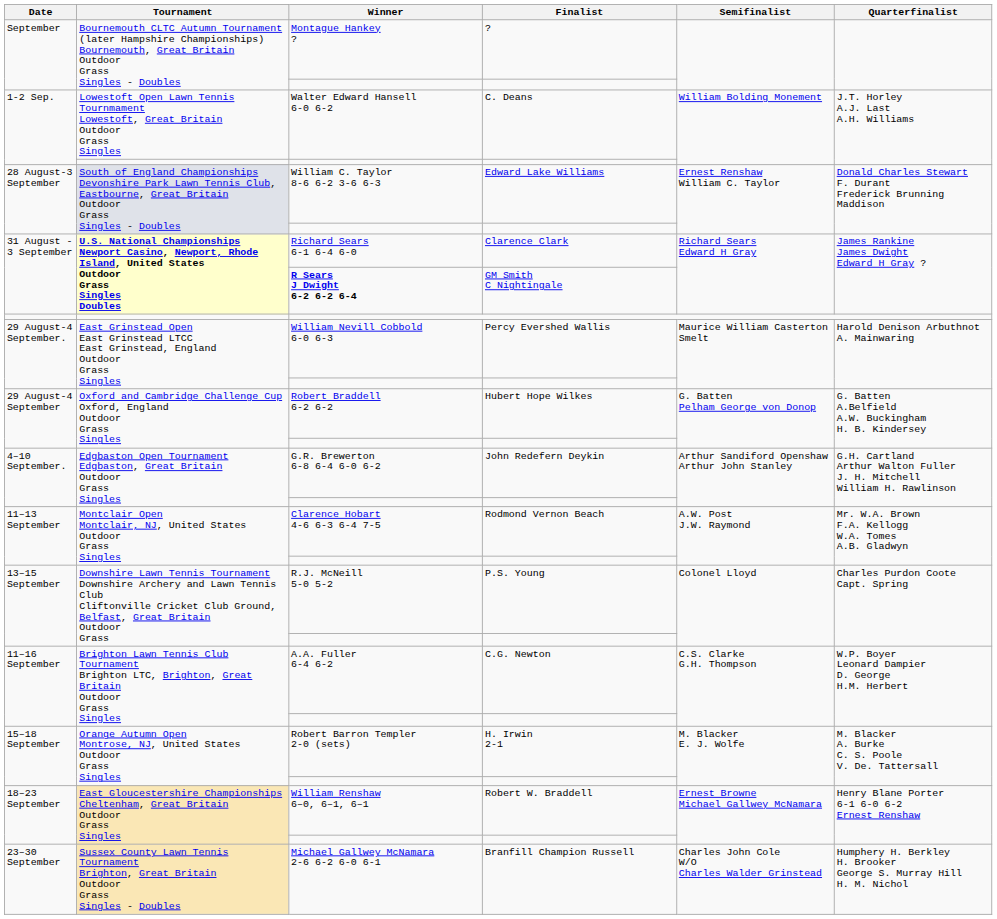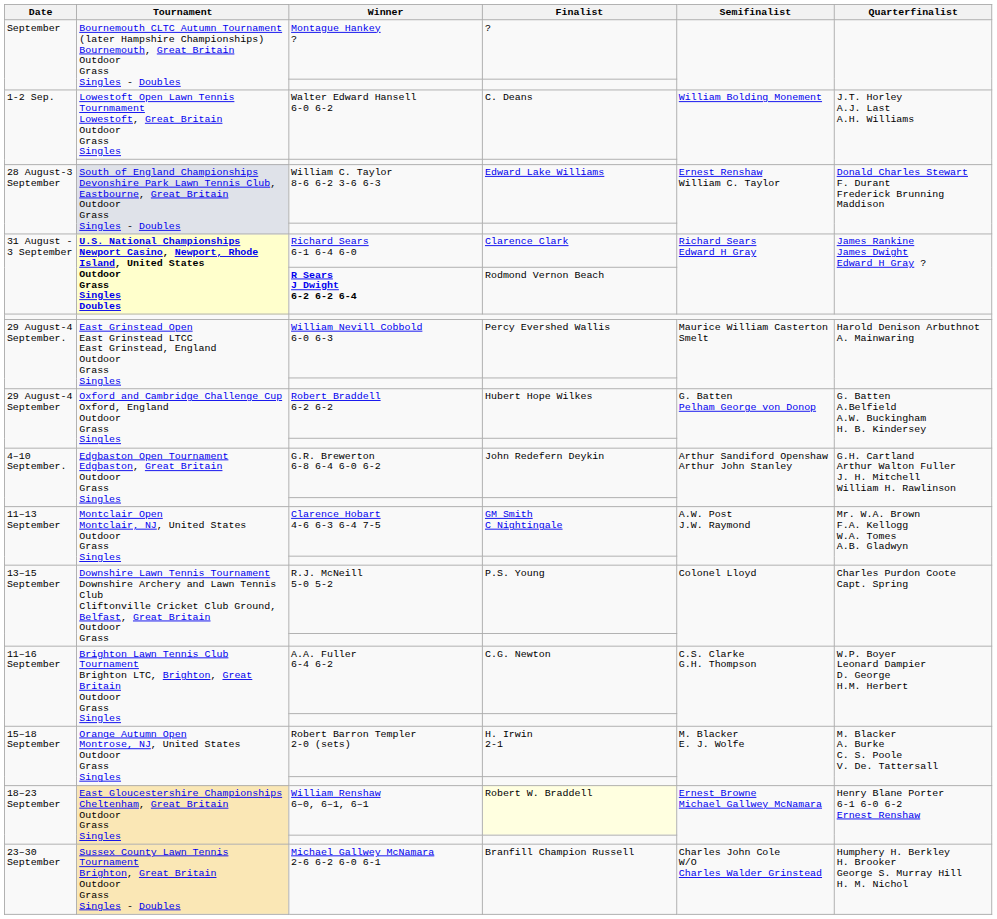(524, 281) GM Smith C Nightingale -> (545, 275) Rodmond Vernon Beach
(545, 515) Rodmond Vernon Beach -> (524, 520) GM Smith C Nightingale
(539, 793) no background -> (539, 793) lightyellow background
